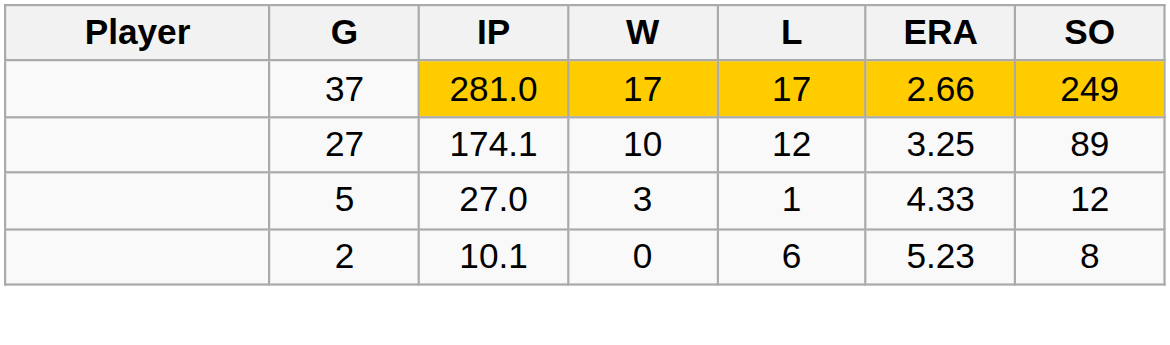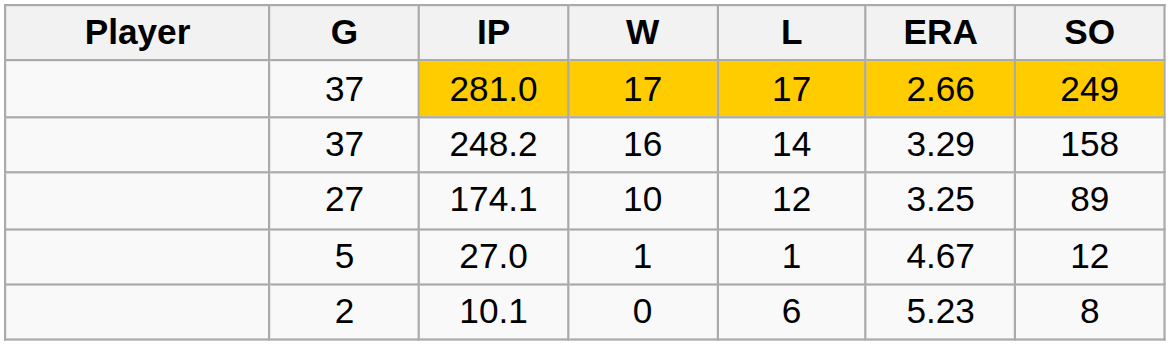+ row: (494, 144)
(643, 199) 3 -> (643, 255) 1
(941, 199) 4.33 -> (941, 255) 4.67
